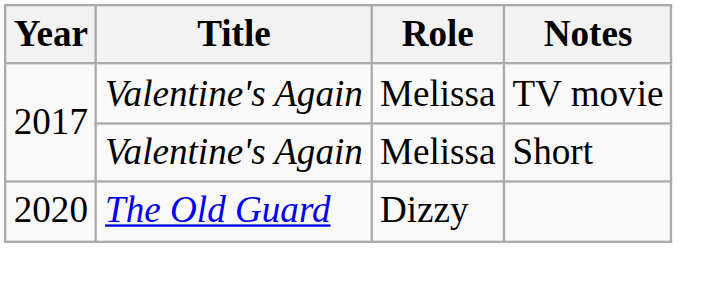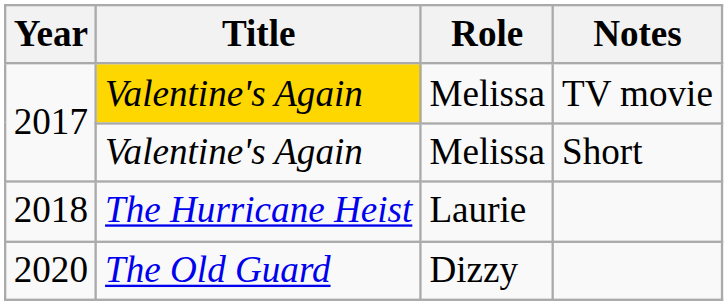(234, 92) no background -> (234, 92) gold background
+ row: (51, 210)
